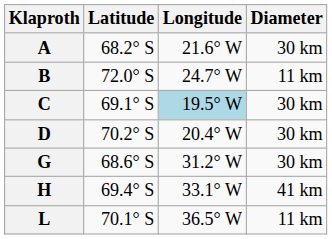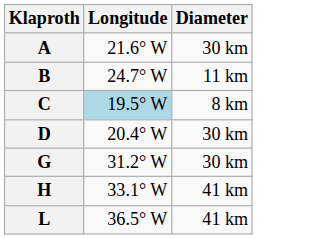- column: (121, 18)
(300, 104) 30 km -> (230, 104) 8 km
(300, 219) 11 km -> (225, 219) 41 km
